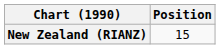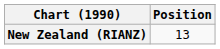(182, 34) 15 -> (182, 34) 13
